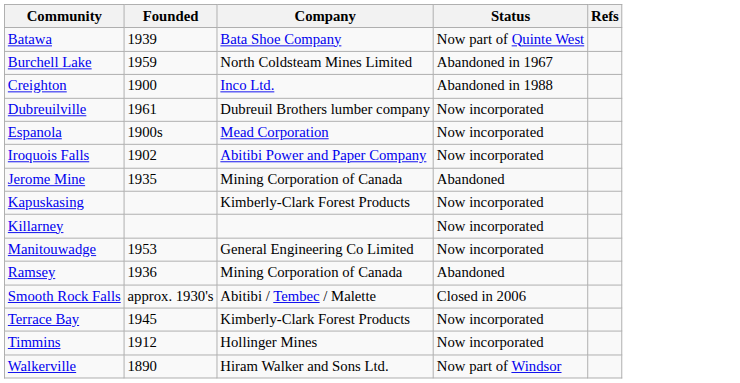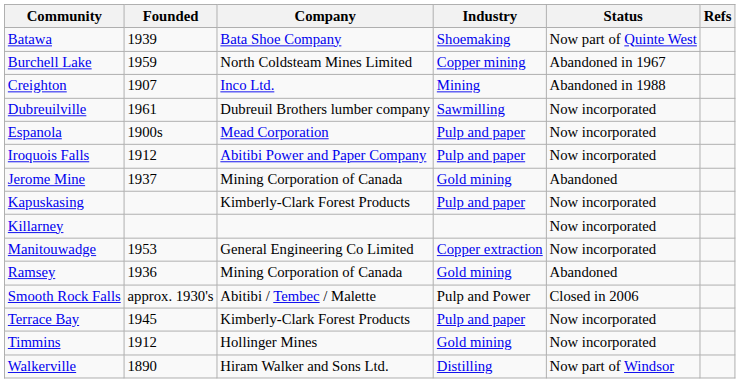+ column: (490, 16)
(142, 86) 1900 -> (142, 86) 1907
(142, 156) 1902 -> (142, 156) 1912
(142, 179) 1935 -> (142, 179) 1937
